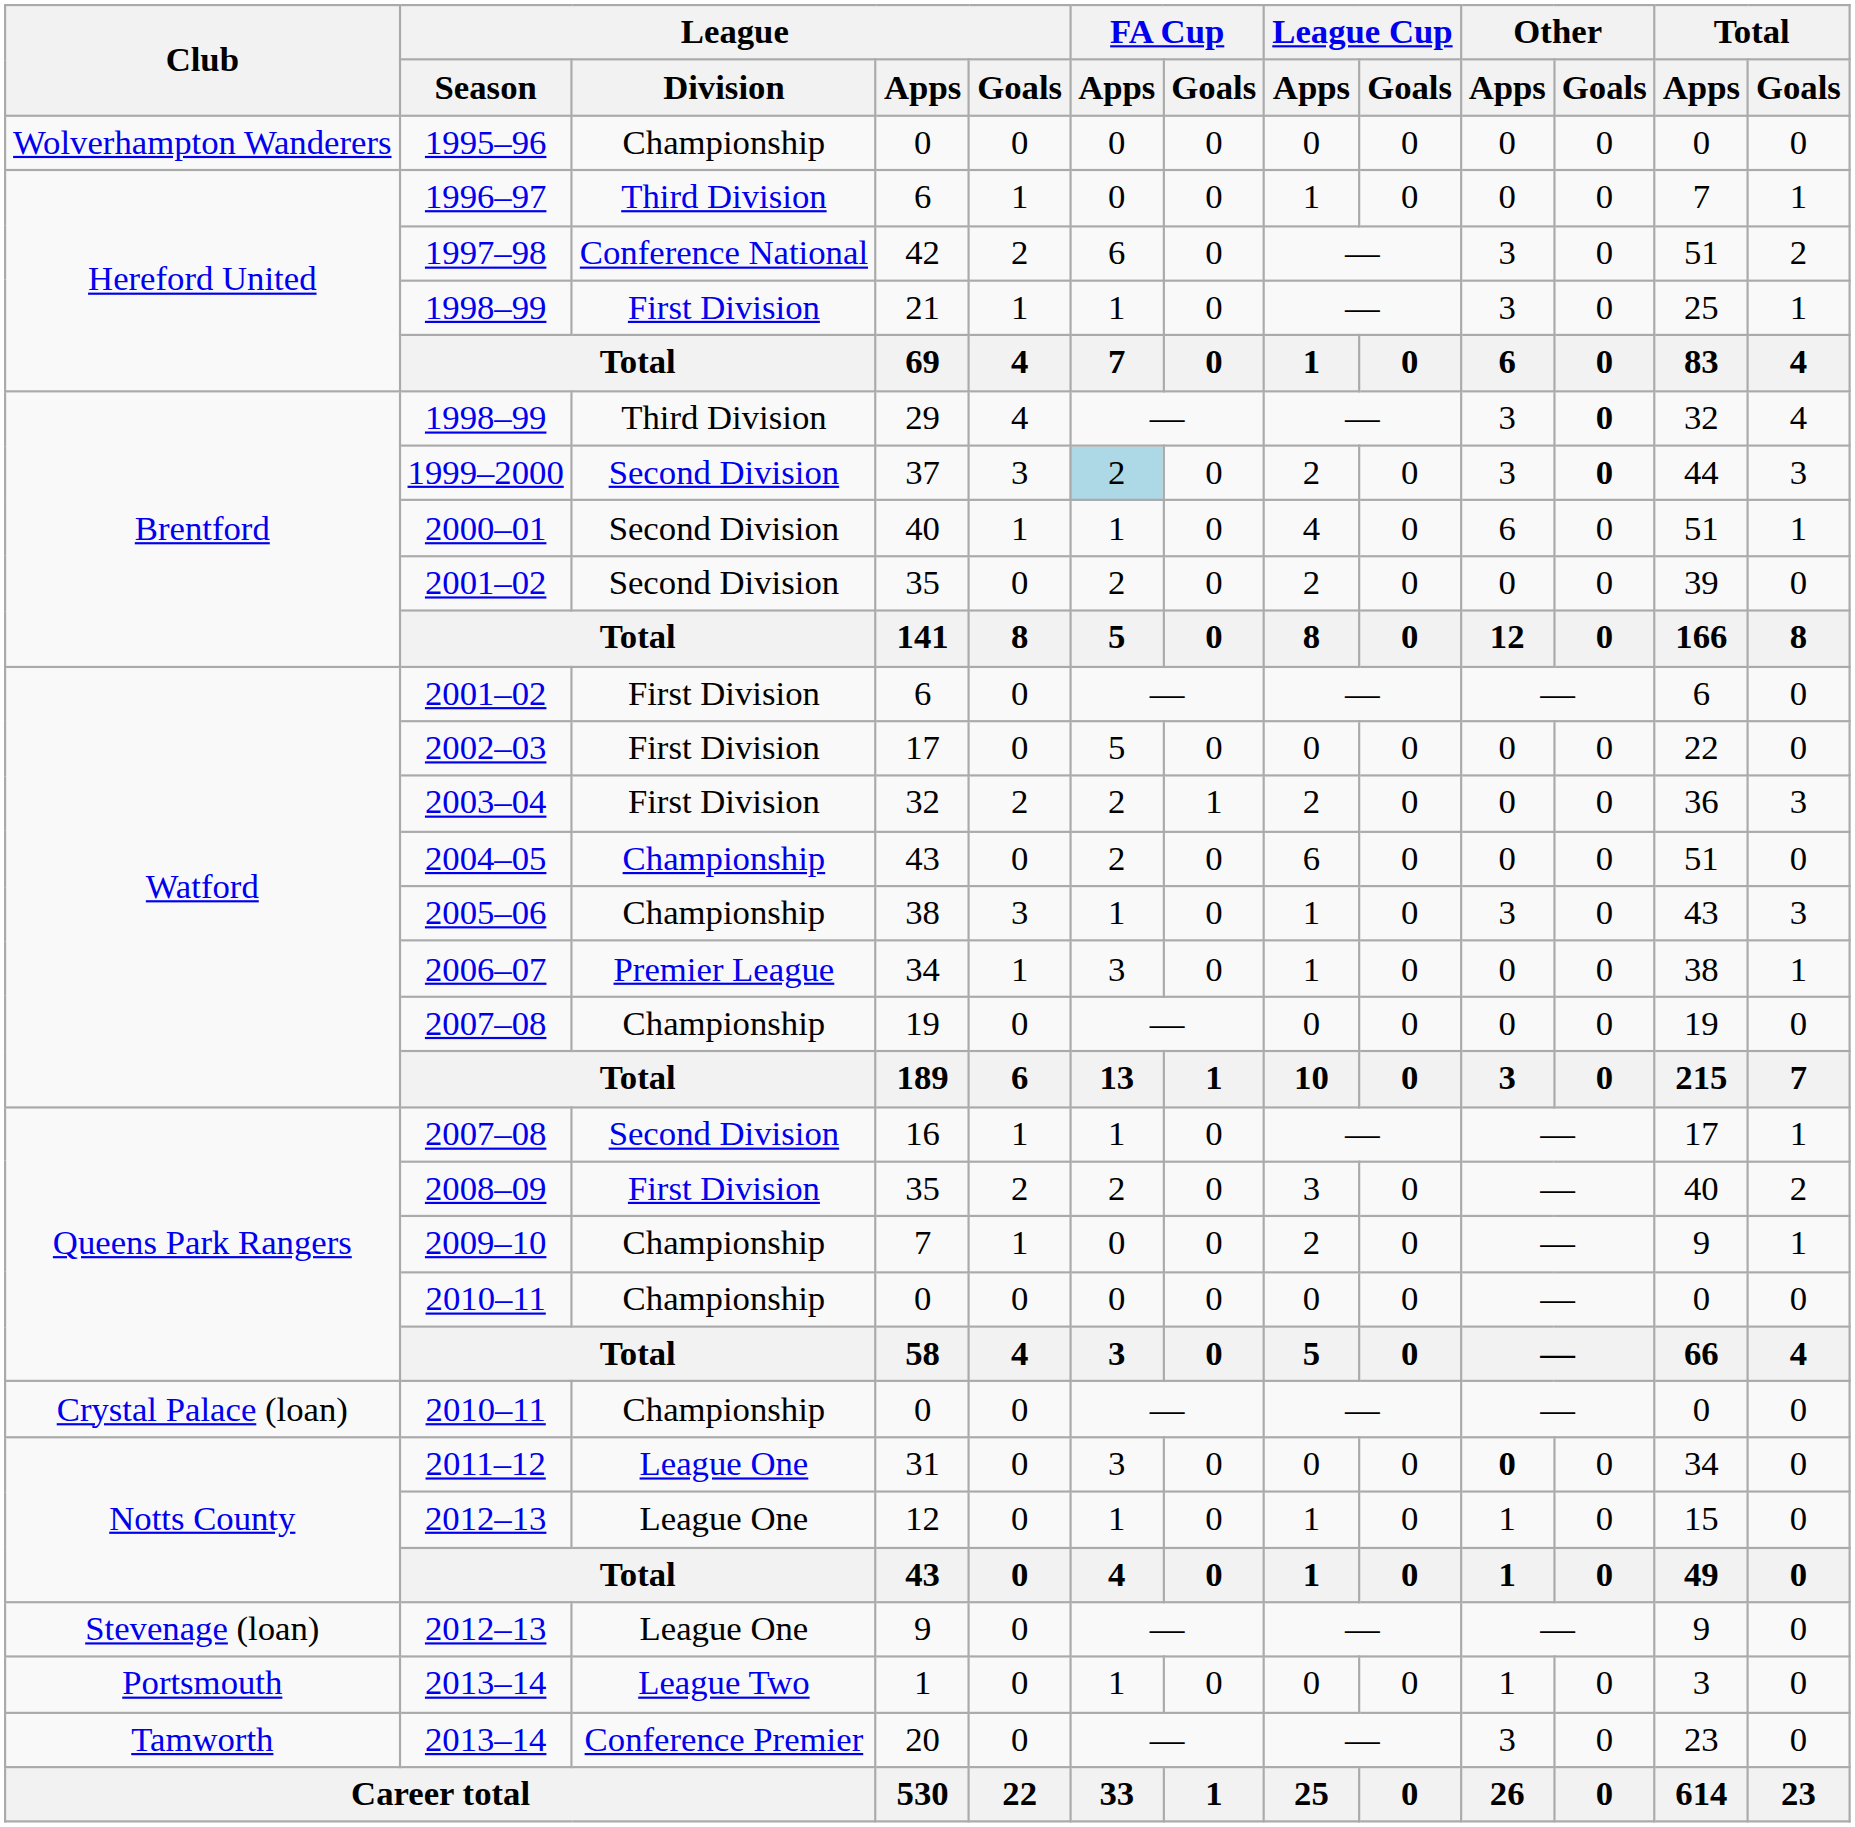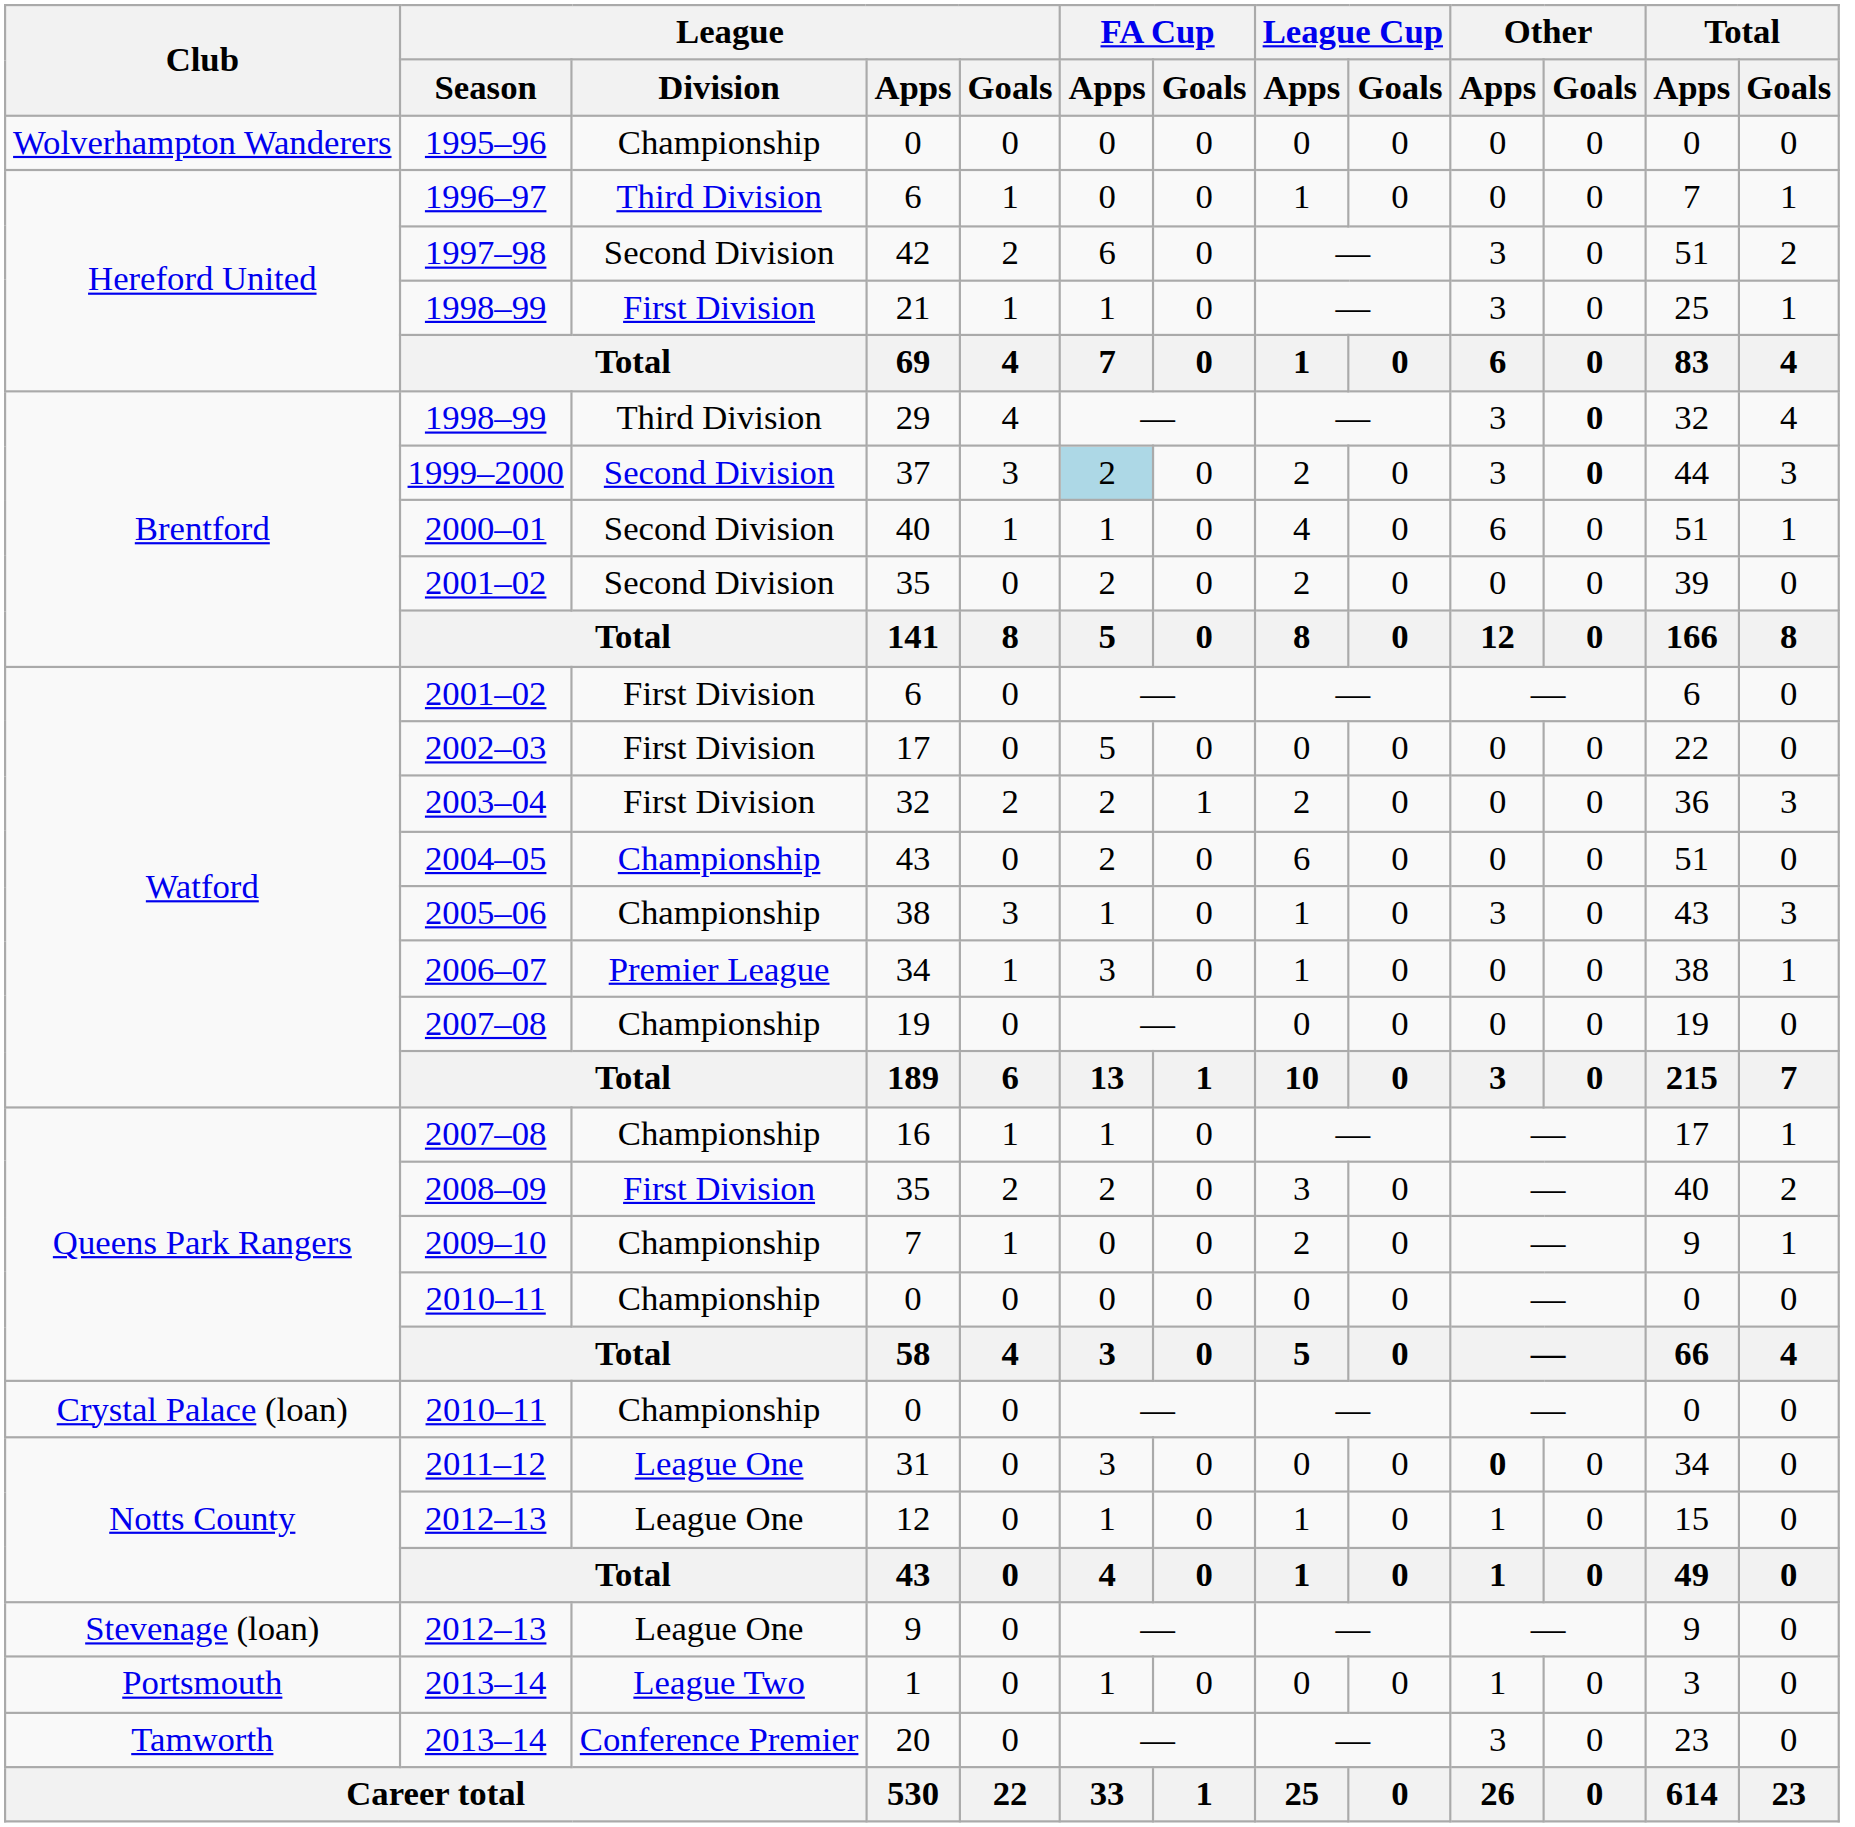(724, 252) Conference National -> (719, 252) Second Division
(724, 1133) Second Division -> (719, 1133) Championship
